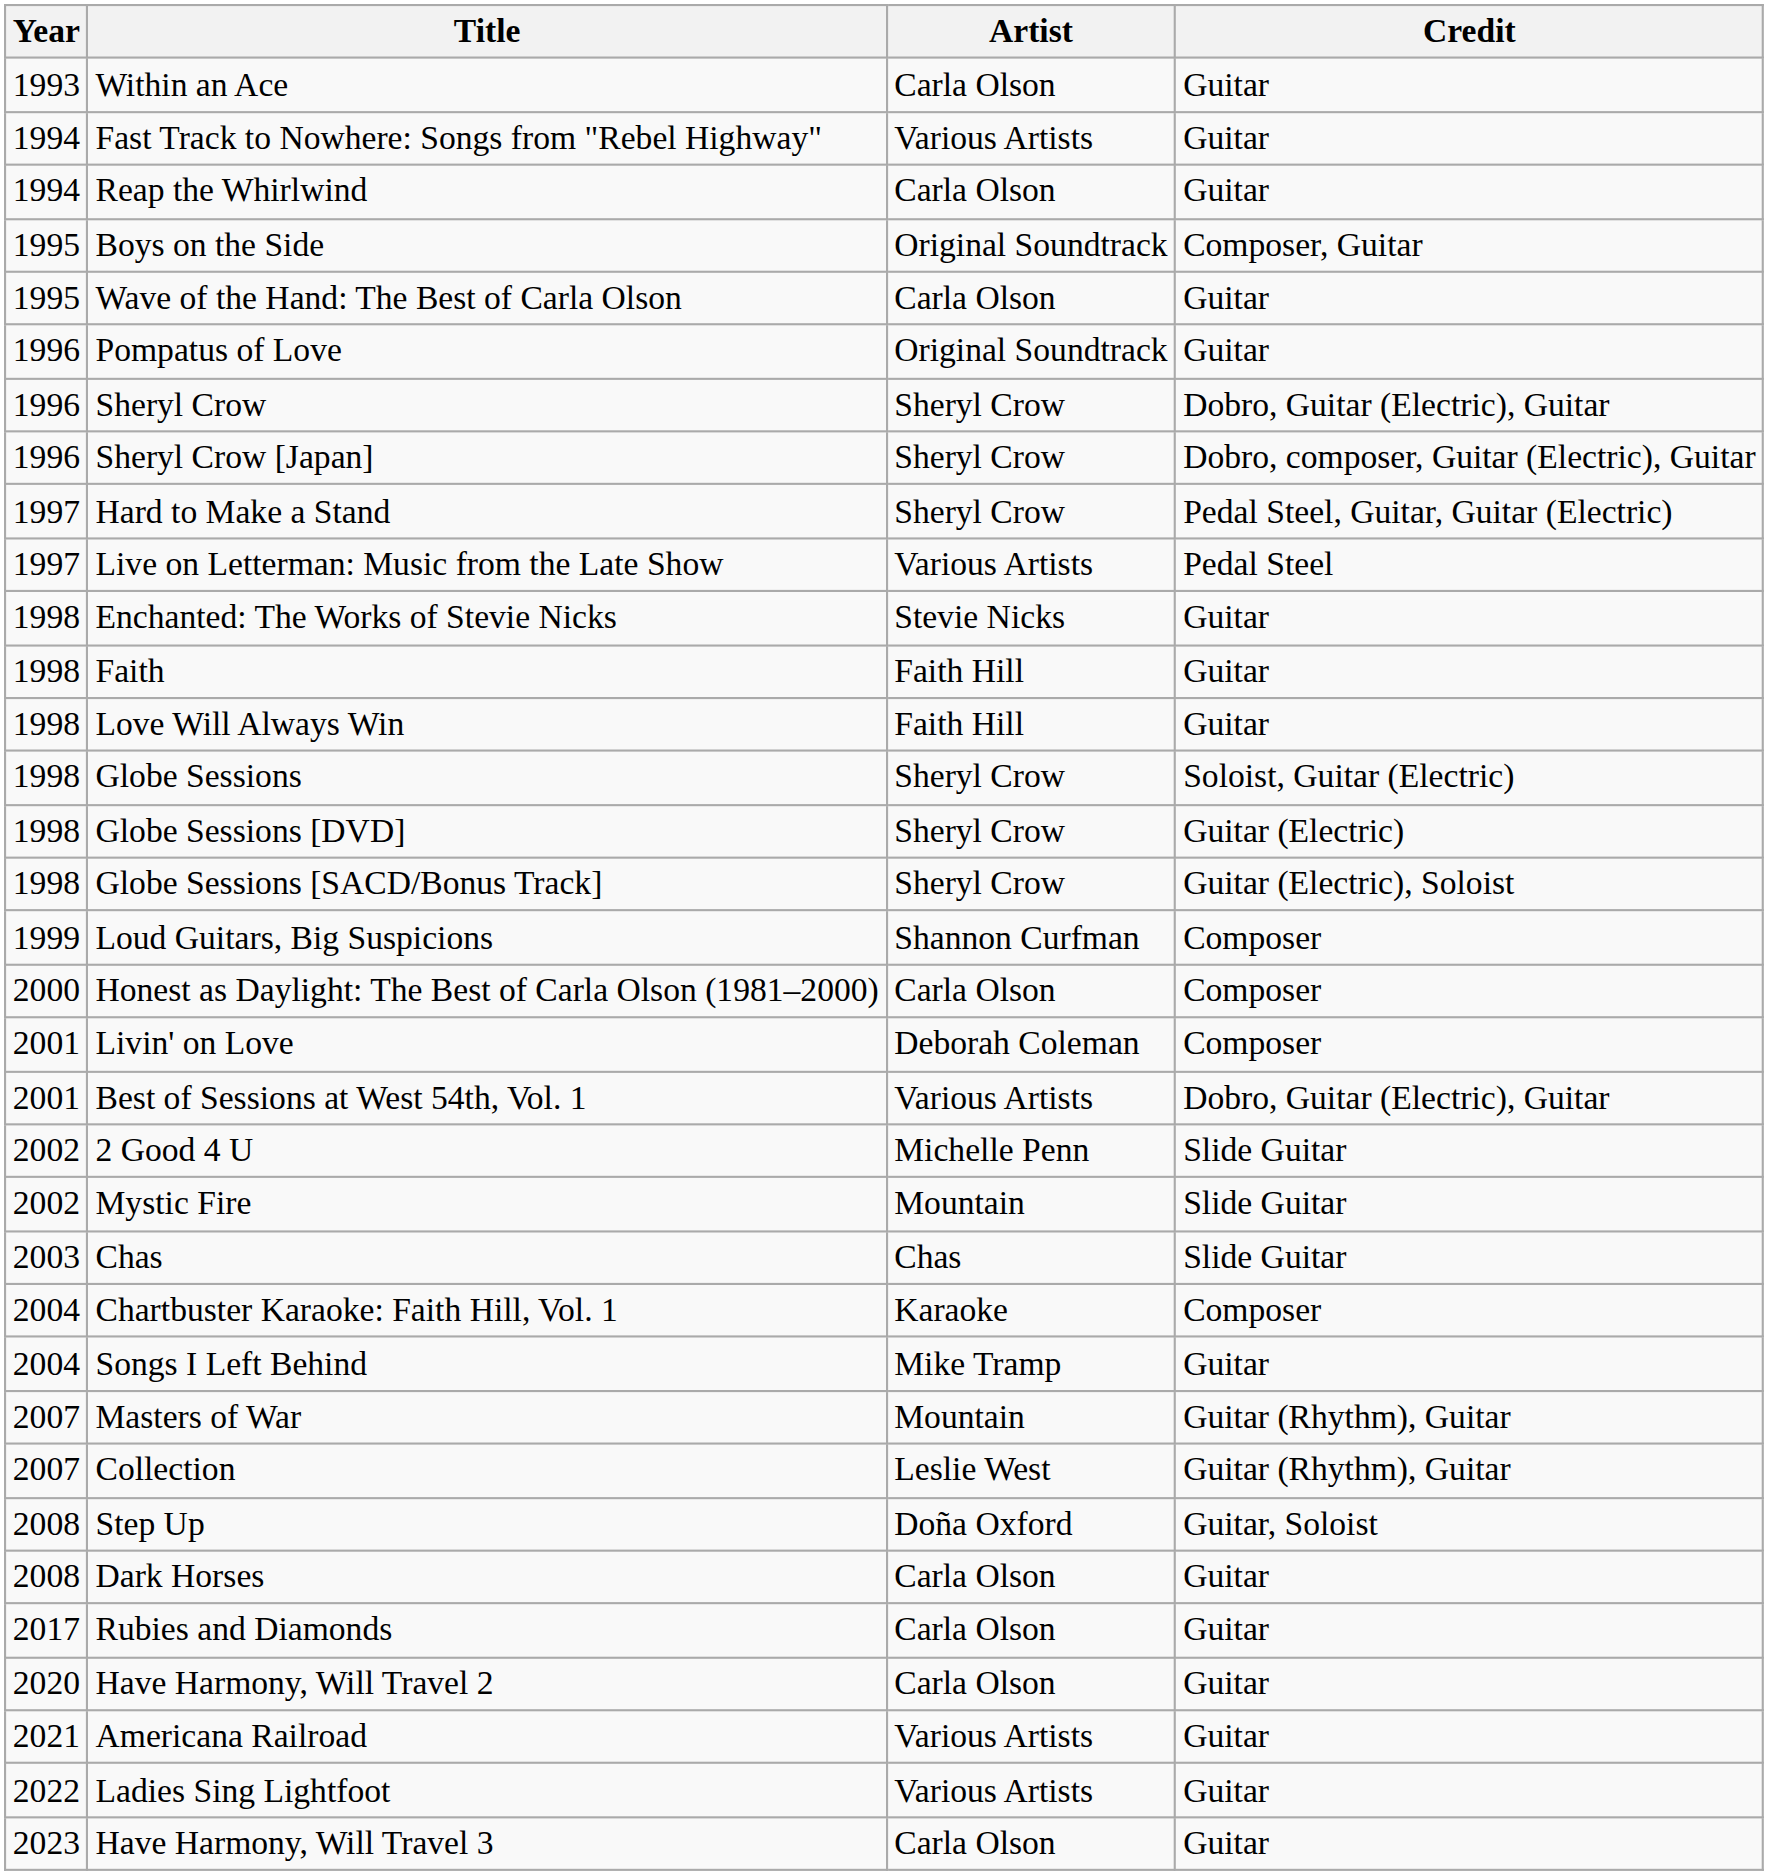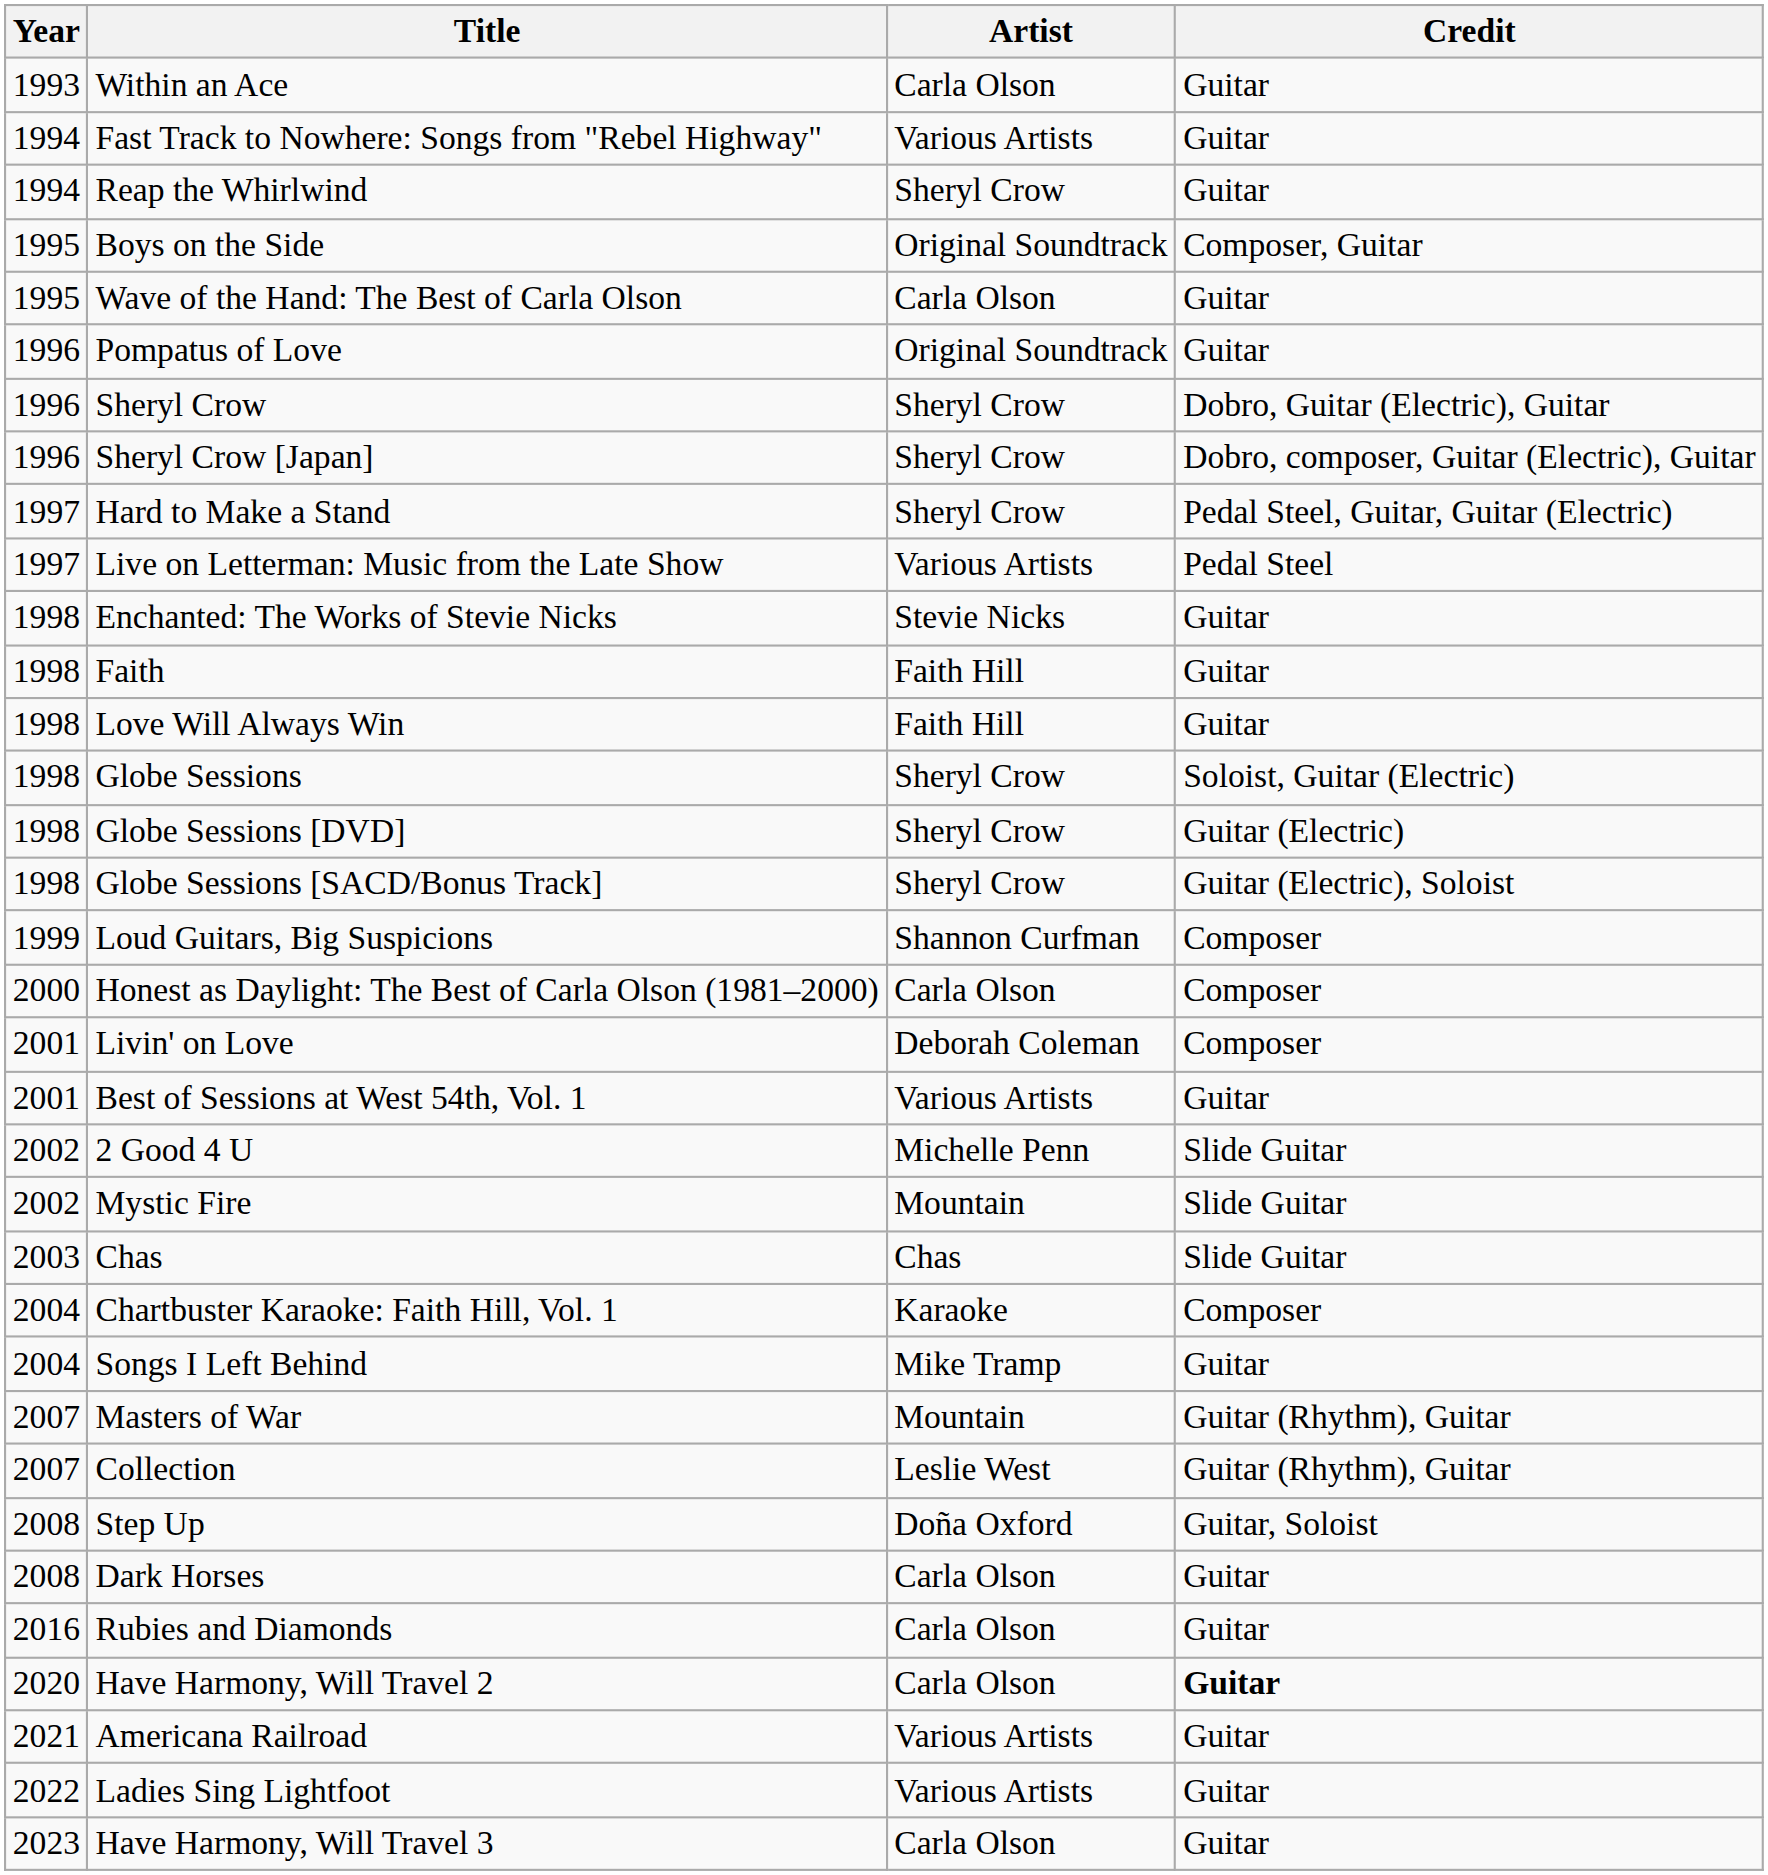(975, 191) Carla Olson -> (980, 191) Sheryl Crow
(1396, 1096) Dobro, Guitar (Electric), Guitar -> (1226, 1096) Guitar
(46, 1629) 2017 -> (46, 1629) 2016
(1226, 1683) normal -> (1232, 1683) bold
